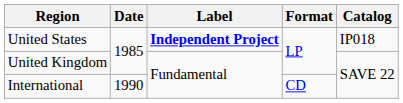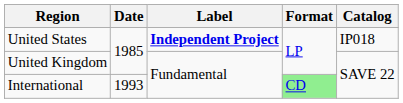(129, 86) 1990 -> (129, 86) 1993
(296, 86) no background -> (296, 86) lightgreen background
